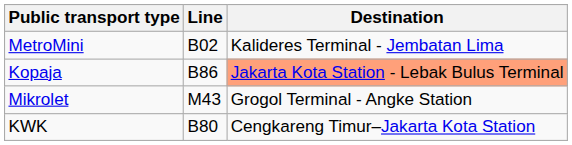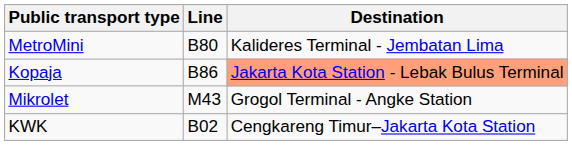(203, 45) B02 -> (203, 45) B80
(203, 126) B80 -> (203, 126) B02
